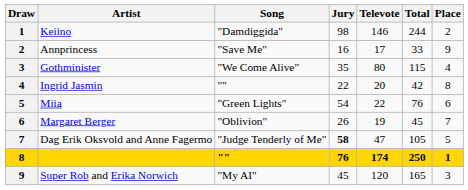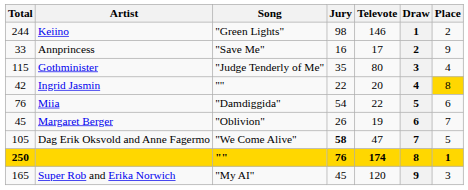columns swapped: (21, 13) <-> (417, 13)
(250, 31) "Damdiggida" -> (250, 31) "Green Lights"
(258, 67) "We Come Alive" -> (270, 67) "Judge Tenderly of Me"
(448, 85) no background -> (448, 85) gold background
(252, 103) "Green Lights" -> (248, 103) "Damdiggida"
(272, 139) "Judge Tenderly of Me" -> (256, 139) "We Come Alive"
